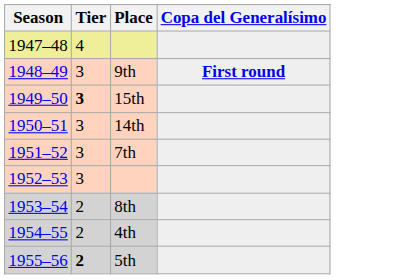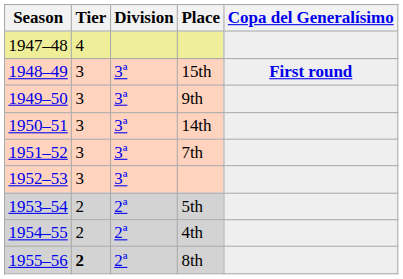+ column: (144, 17)
(125, 71) 9th -> (196, 71) 15th
(80, 98) bold -> (80, 98) normal
(129, 98) 15th -> (192, 98) 9th
(125, 206) 8th -> (192, 206) 5th
(125, 260) 5th -> (192, 260) 8th
